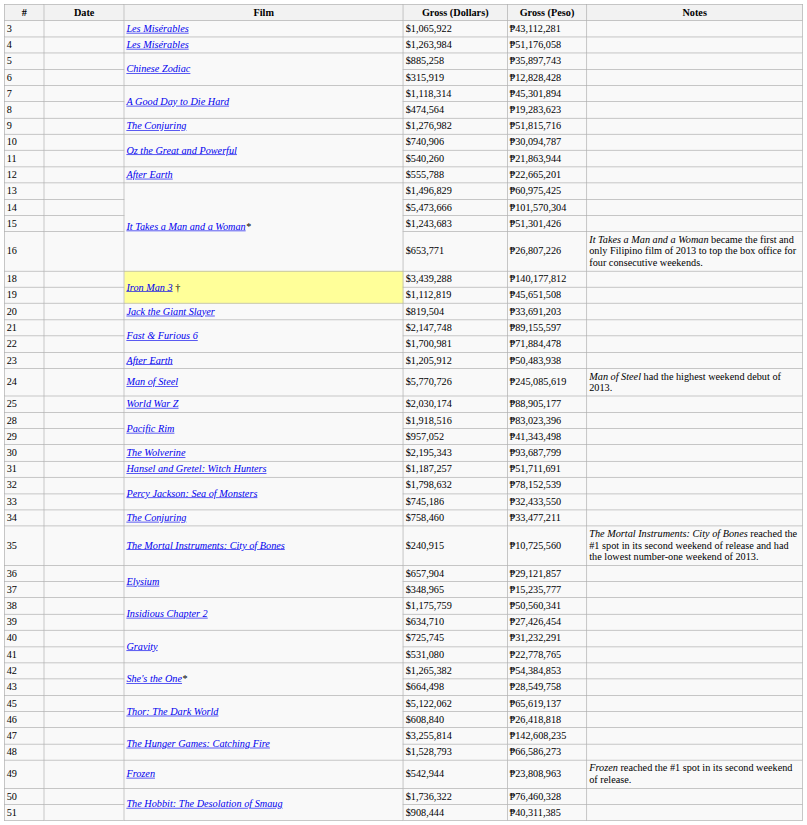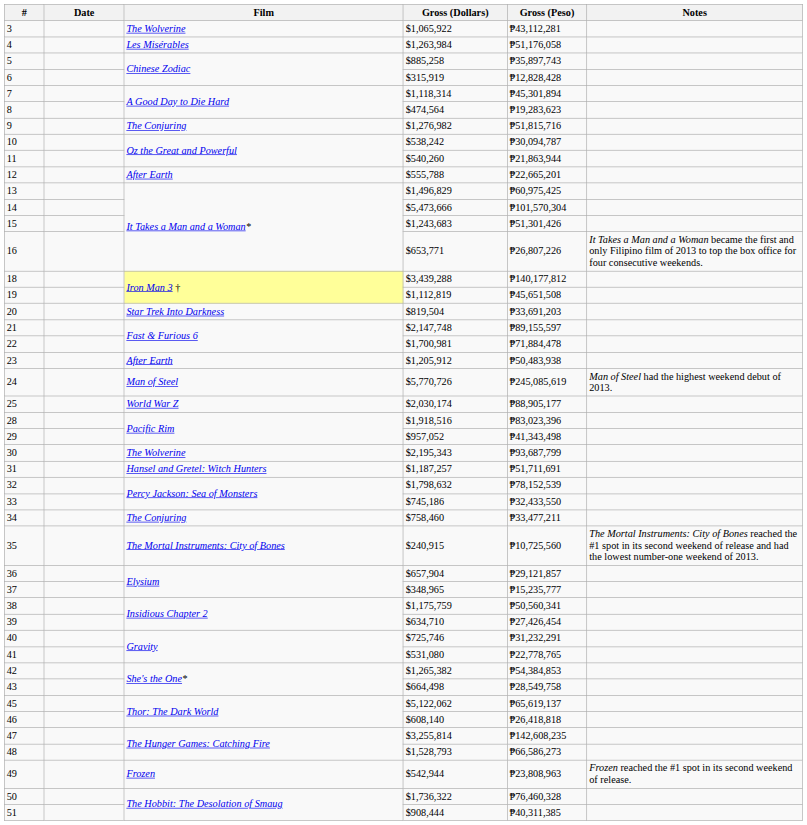(158, 28) Les Misérables -> (156, 28) The Wolverine
(425, 142) $740,906 -> (425, 142) $538,242
(171, 311) Jack the Giant Slayer -> (175, 311) Star Trek Into Darkness
(425, 638) $725,745 -> (425, 638) $725,746
(425, 719) $608,840 -> (425, 719) $608,140
